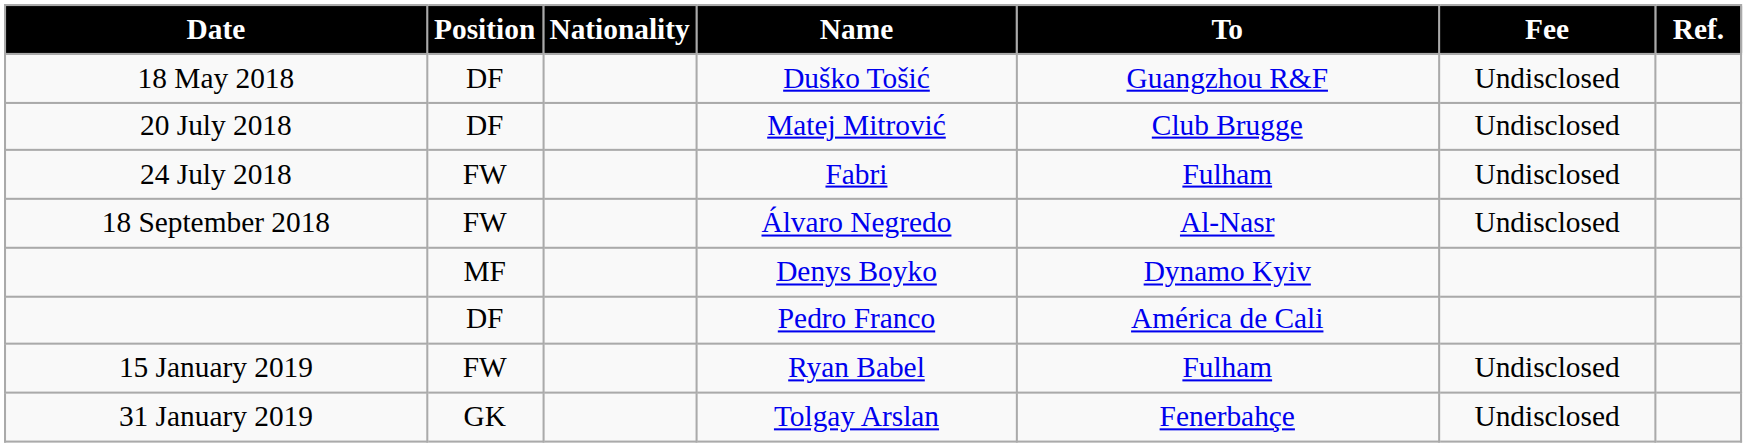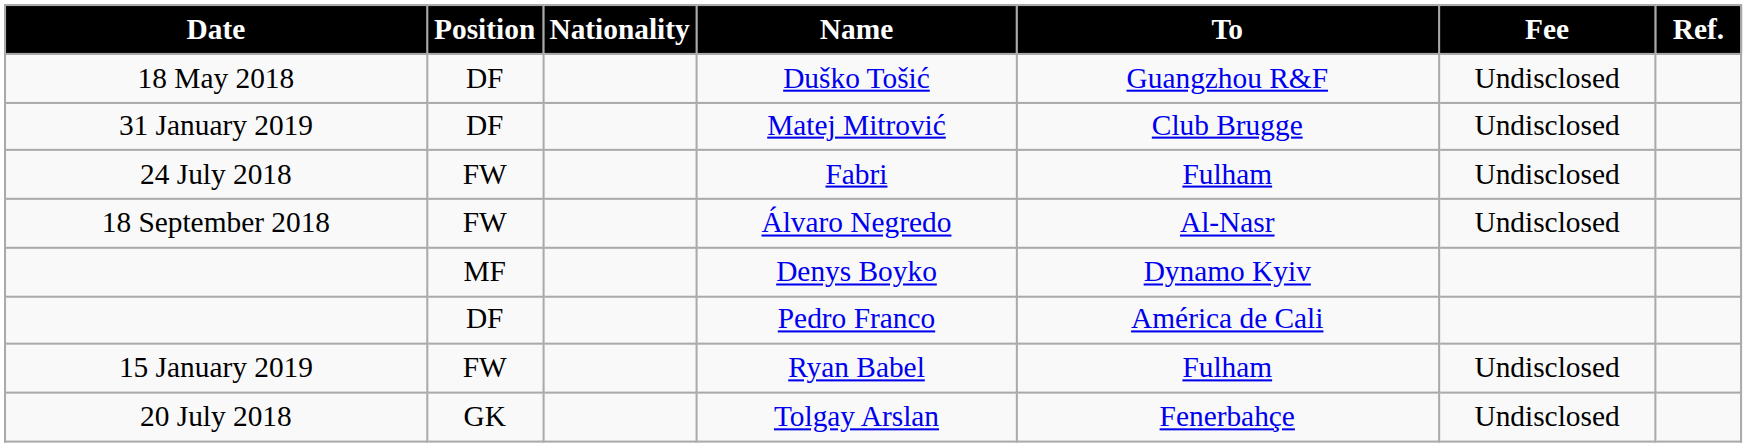(216, 126) 20 July 2018 -> (216, 126) 31 January 2019
(216, 416) 31 January 2019 -> (216, 416) 20 July 2018
